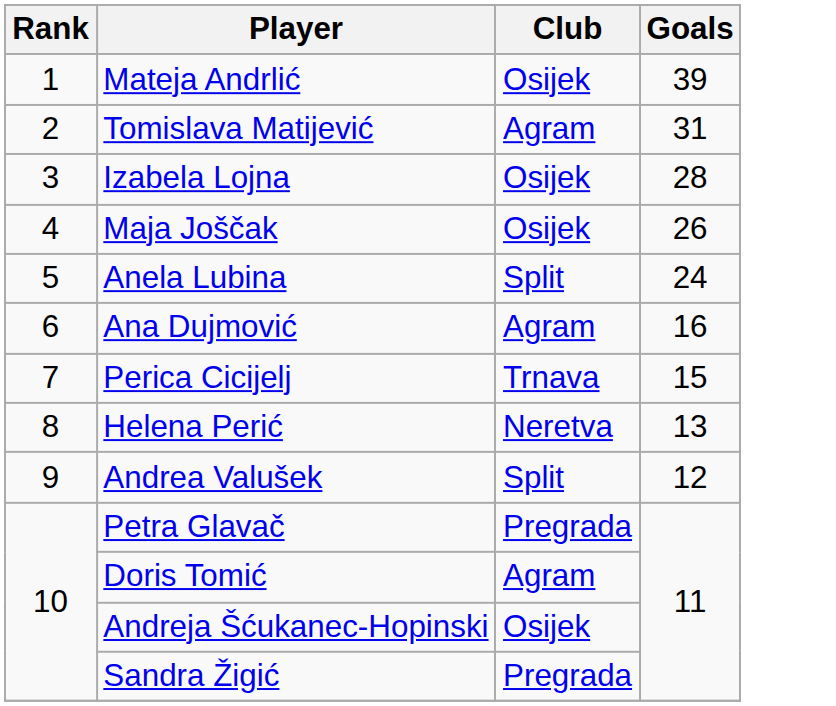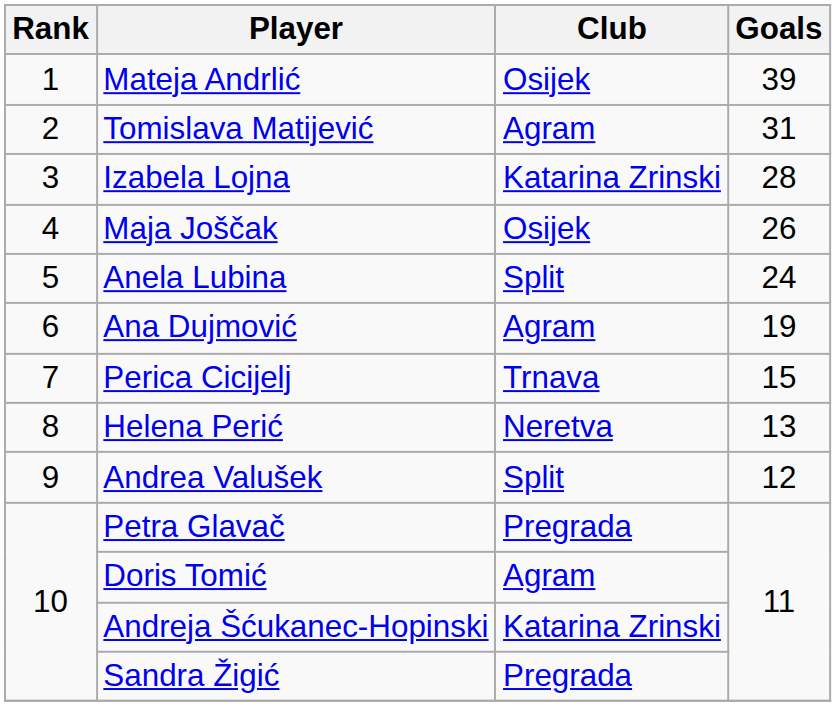(547, 178) Osijek -> (612, 178) Katarina Zrinski
(690, 327) 16 -> (779, 327) 19
(547, 626) Osijek -> (612, 626) Katarina Zrinski
